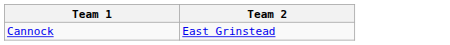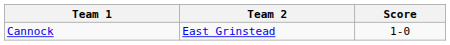+ column: (400, 13)
